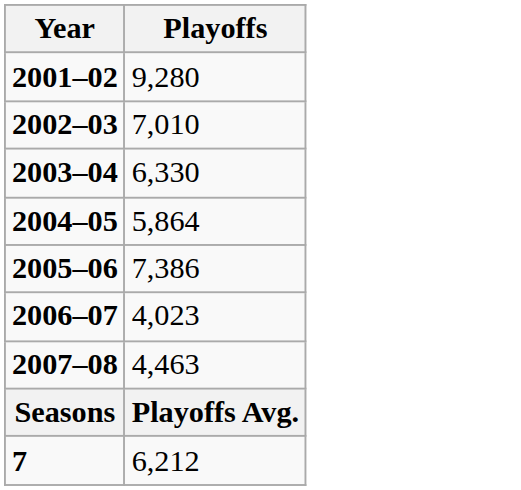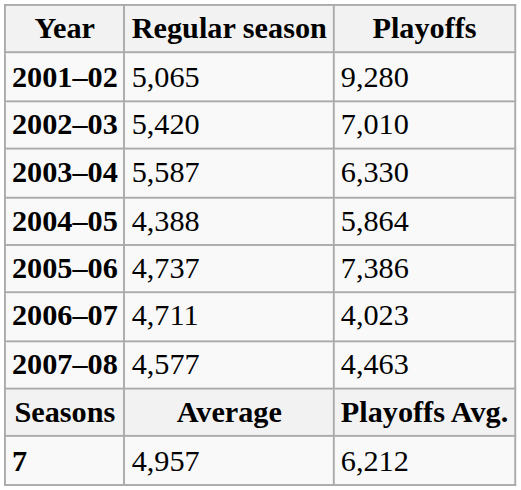+ column: (229, 28)
